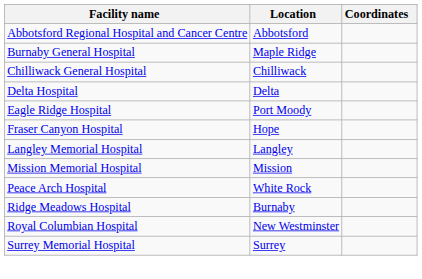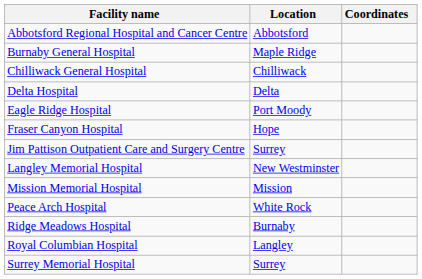+ row: (126, 149)
(273, 149) Langley -> (296, 168) New Westminster
(296, 226) New Westminster -> (273, 245) Langley
